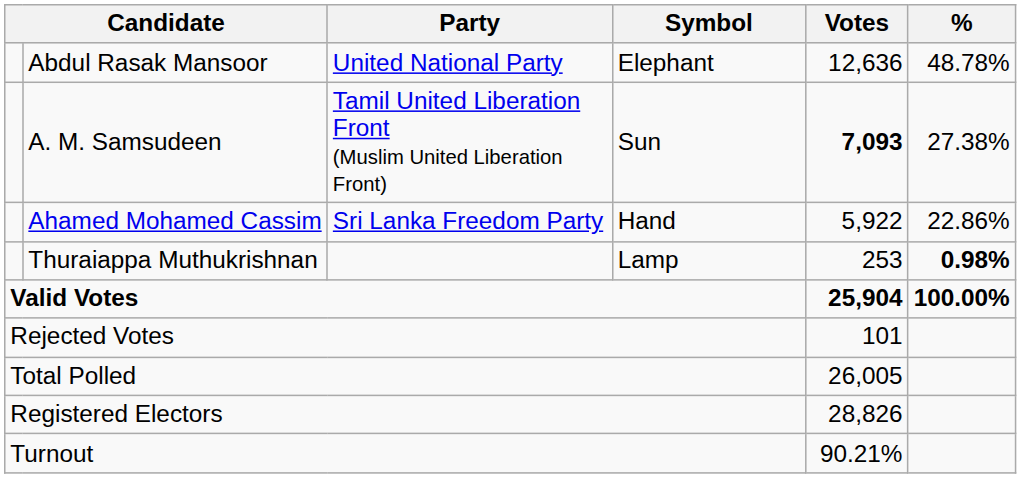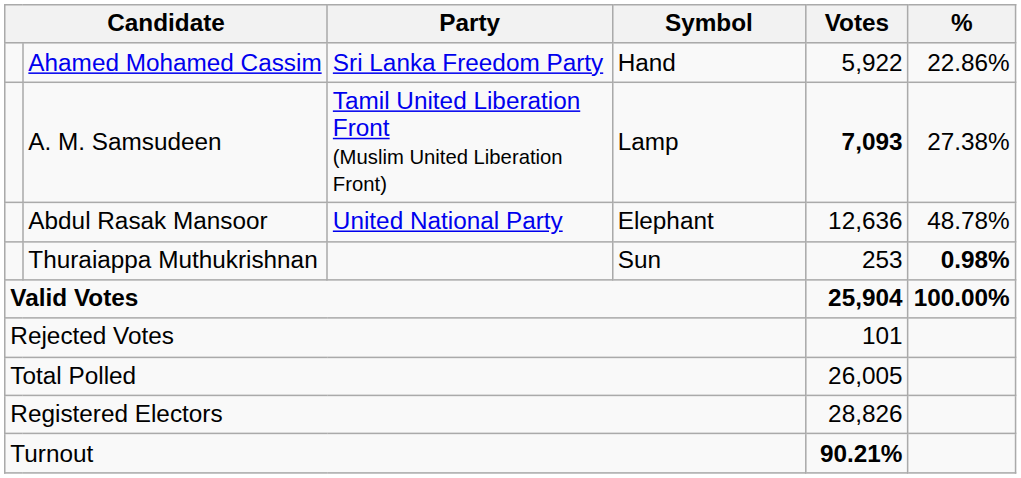rows swapped: (148, 62) <-> (175, 221)
(639, 141) Sun -> (648, 141) Lamp
(648, 260) Lamp -> (639, 260) Sun
(861, 452) normal -> (861, 452) bold
